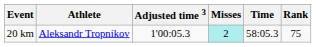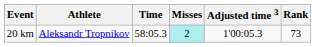columns swapped: (262, 15) <-> (170, 15)
(296, 34) 75 -> (296, 34) 73
